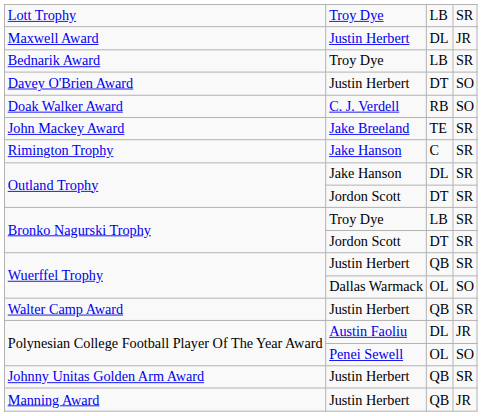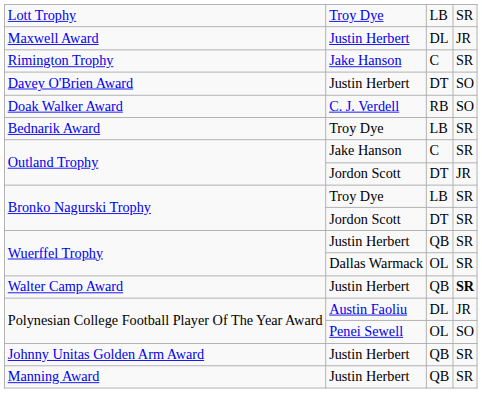rows swapped: (54, 60) <-> (61, 151)
- row: (66, 128)
(439, 173) DL -> (434, 151) C
(465, 196) SR -> (463, 173) JR
(465, 286) SO -> (465, 264) SR
(465, 309) normal -> (465, 286) bold
(463, 399) JR -> (465, 377) SR
